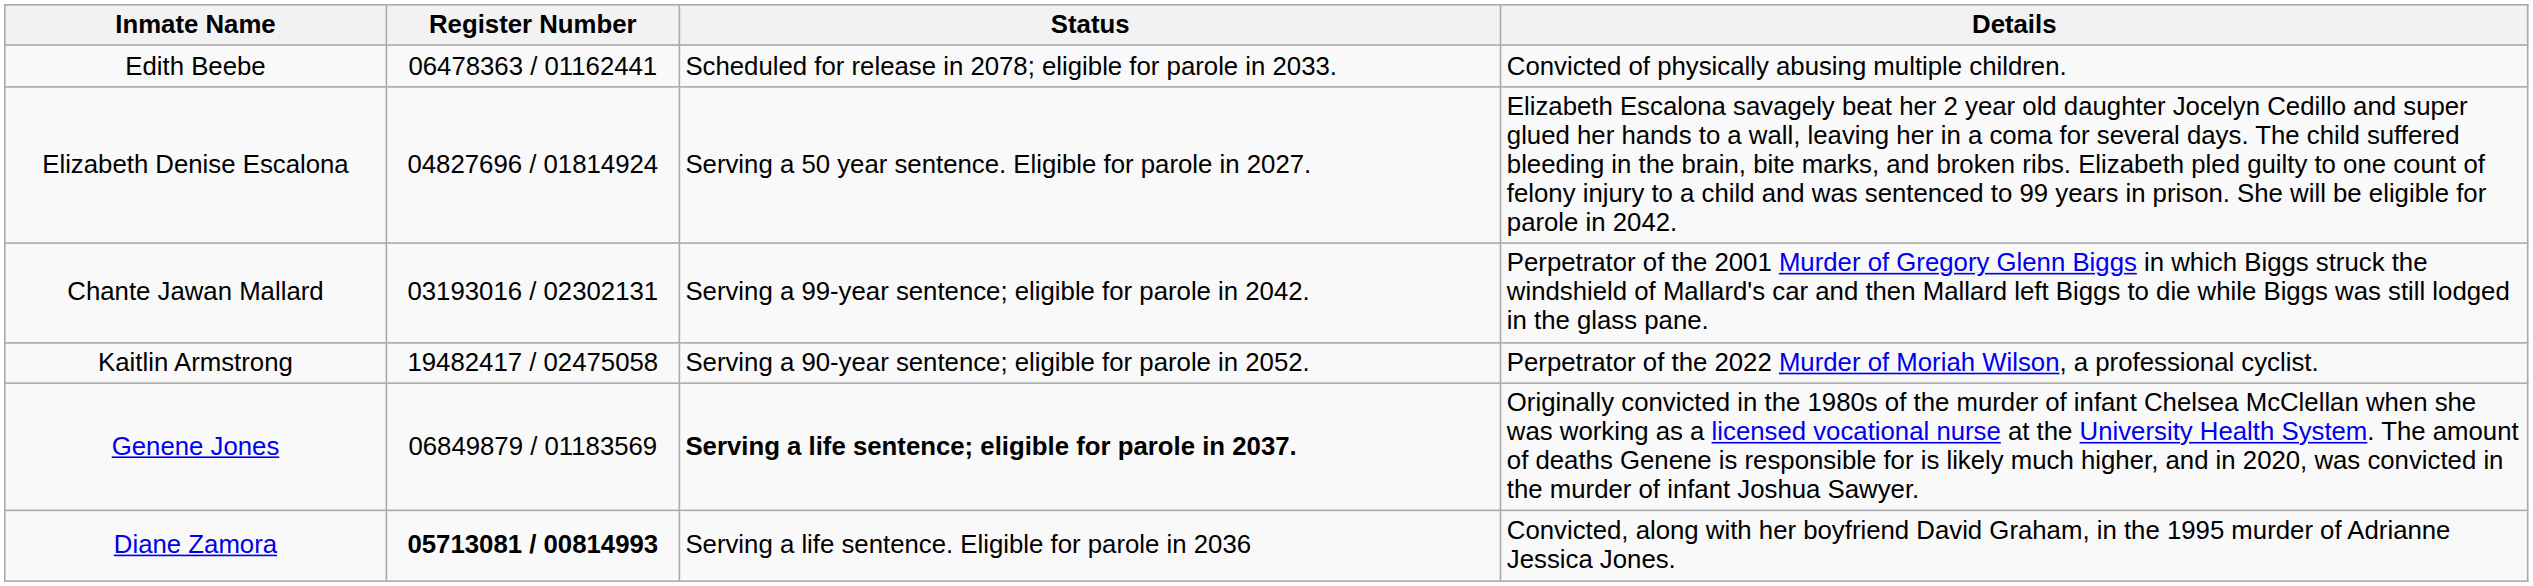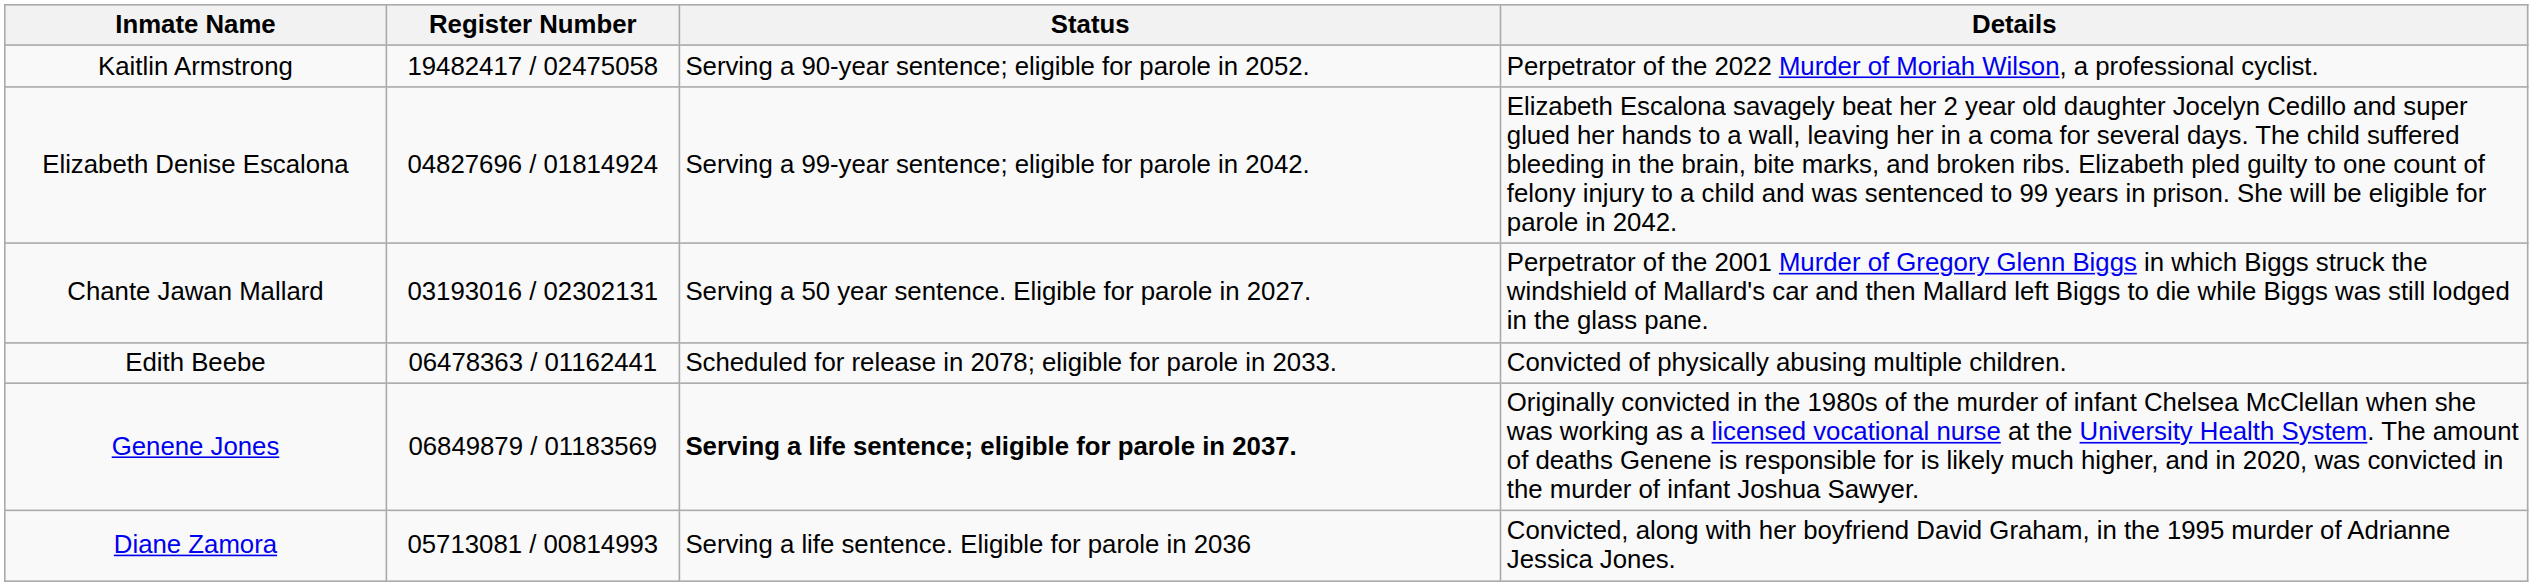rows swapped: (195, 362) <-> (195, 65)
(998, 164) Serving a 50 year sentence. Eligible for parole in 2027. -> (998, 164) Serving a 99-year sentence; eligible for parole in 2042.
(998, 292) Serving a 99-year sentence; eligible for parole in 2042. -> (998, 292) Serving a 50 year sentence. Eligible for parole in 2027.
(533, 545) bold -> (533, 545) normal
